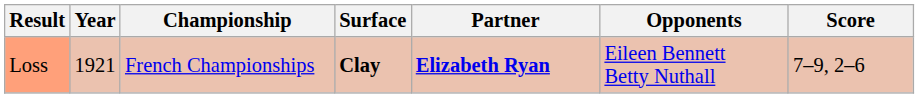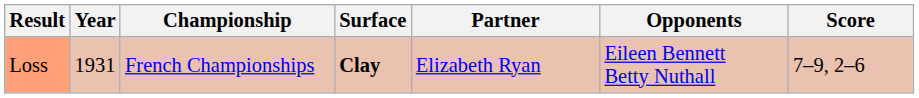(95, 64) 1921 -> (95, 64) 1931
(483, 64) bold -> (478, 64) normal
